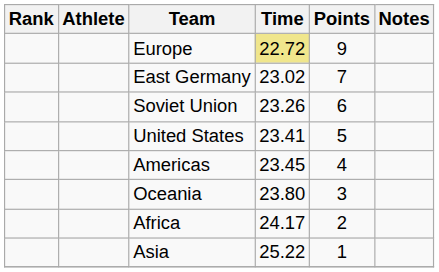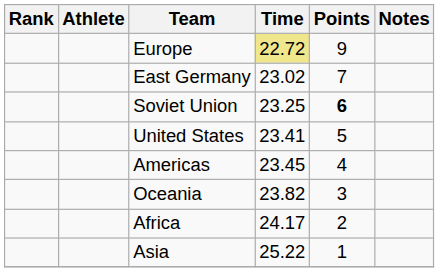(282, 106) 23.26 -> (282, 106) 23.25
(342, 106) normal -> (342, 106) bold
(282, 194) 23.80 -> (282, 194) 23.82
